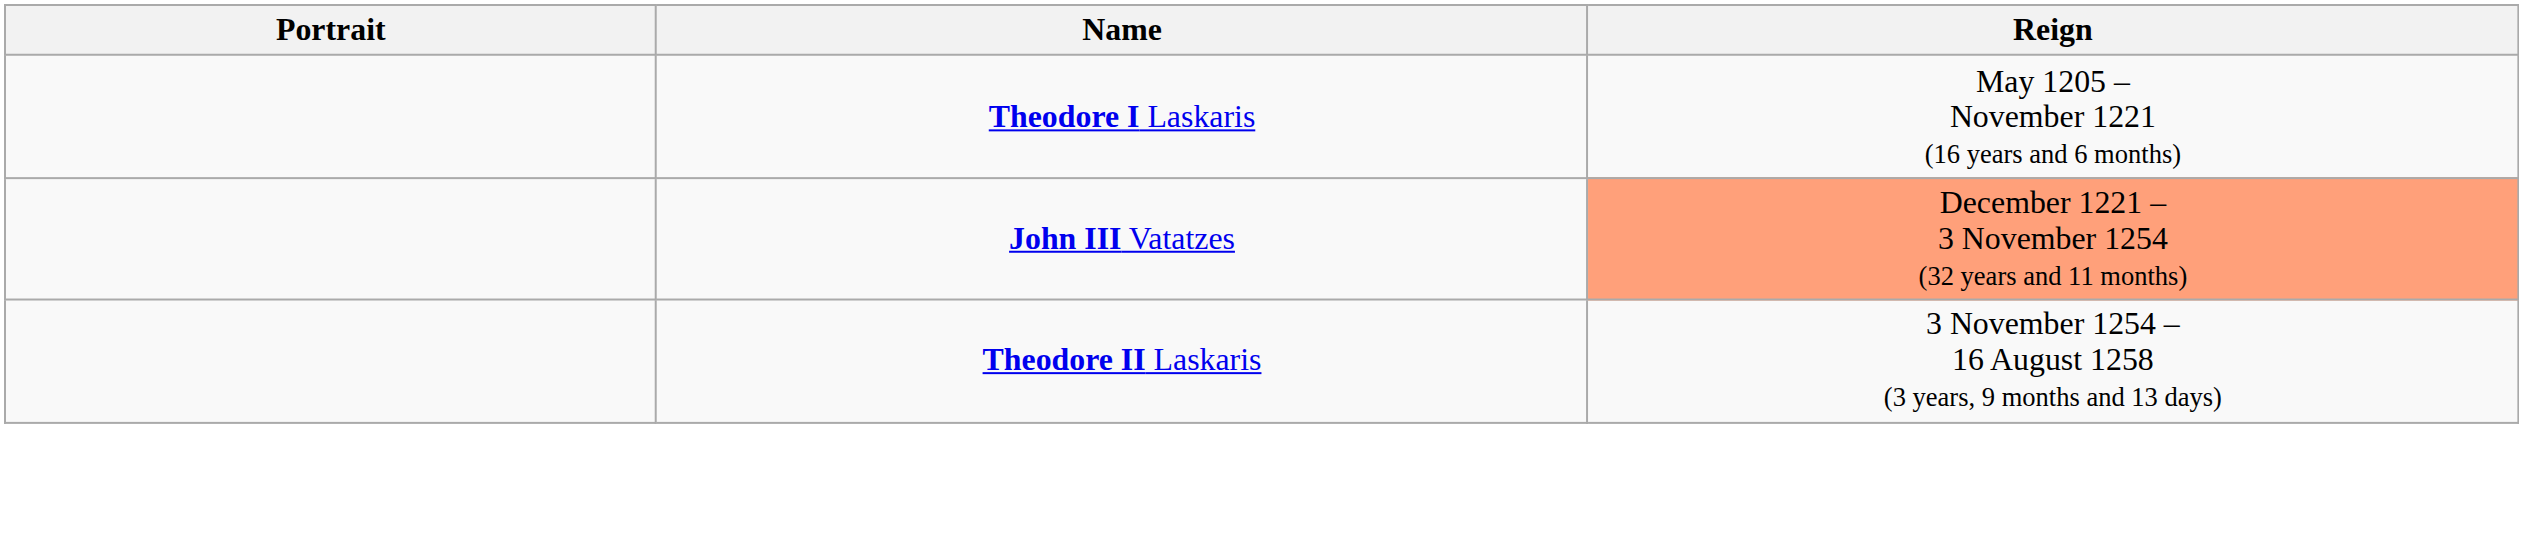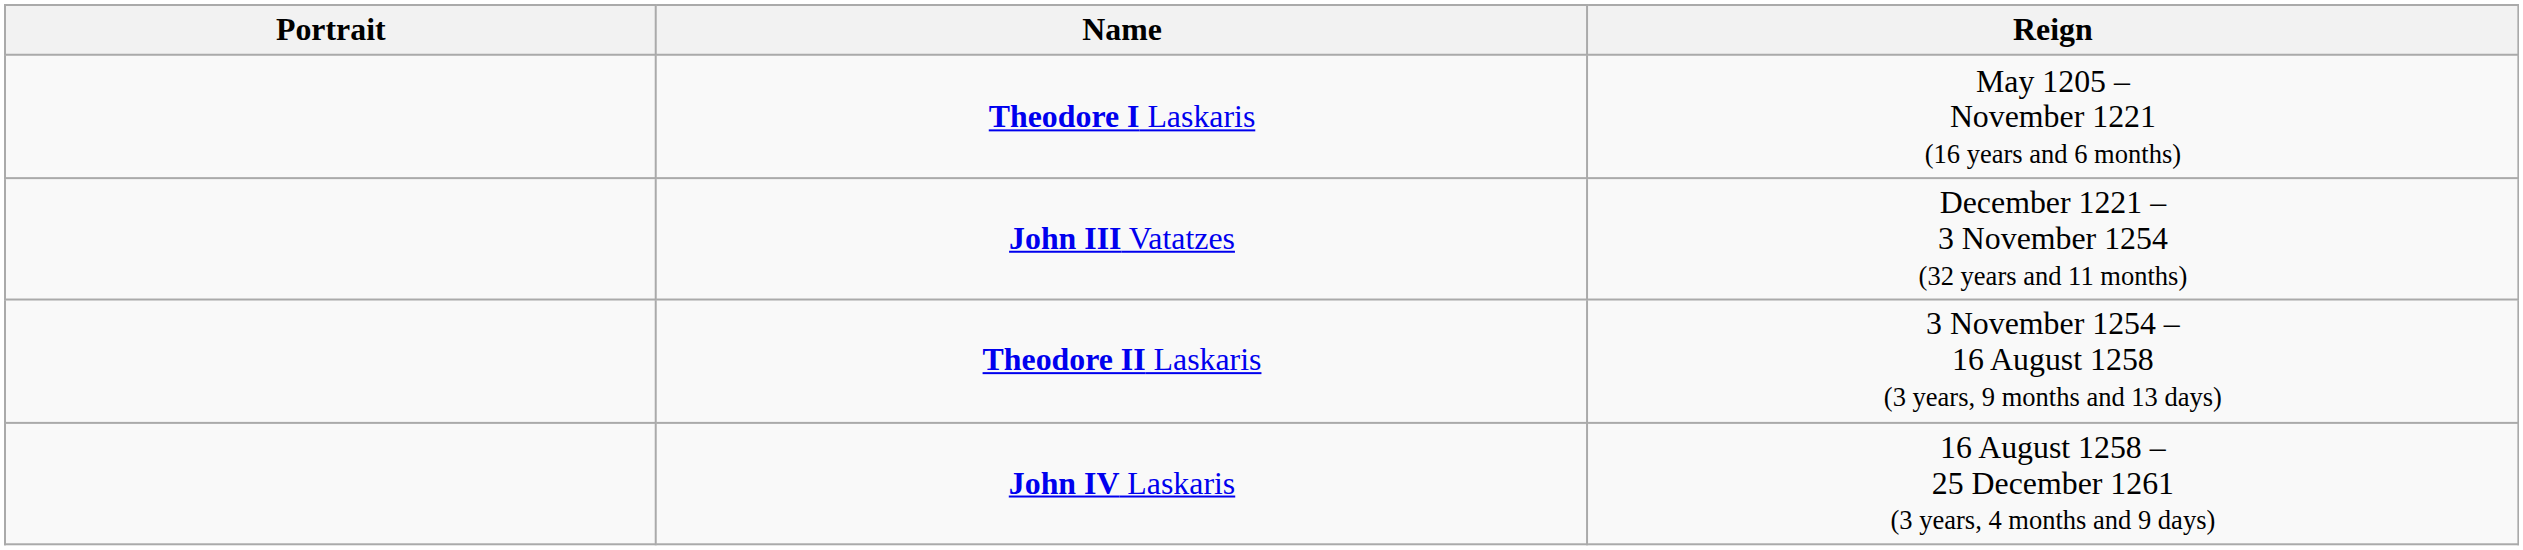(2053, 238) lightsalmon background -> (2053, 238) no background
+ row: (1122, 482)
